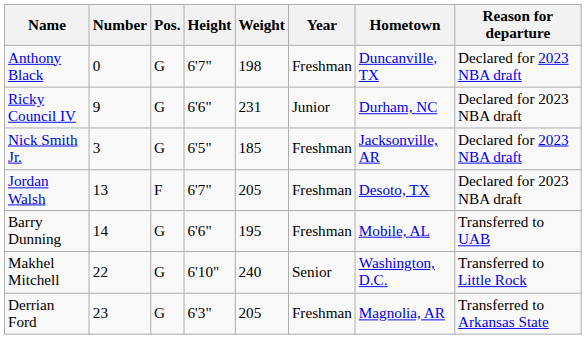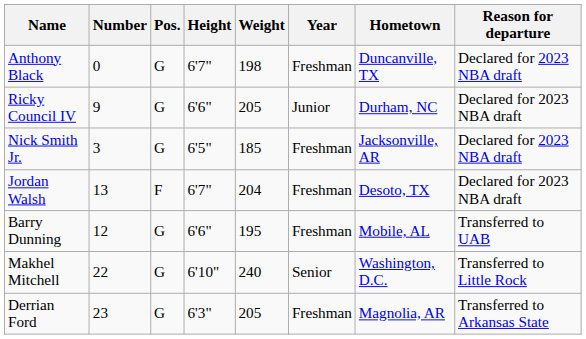(250, 107) 231 -> (250, 107) 205
(250, 189) 205 -> (250, 189) 204
(100, 231) 14 -> (100, 231) 12
